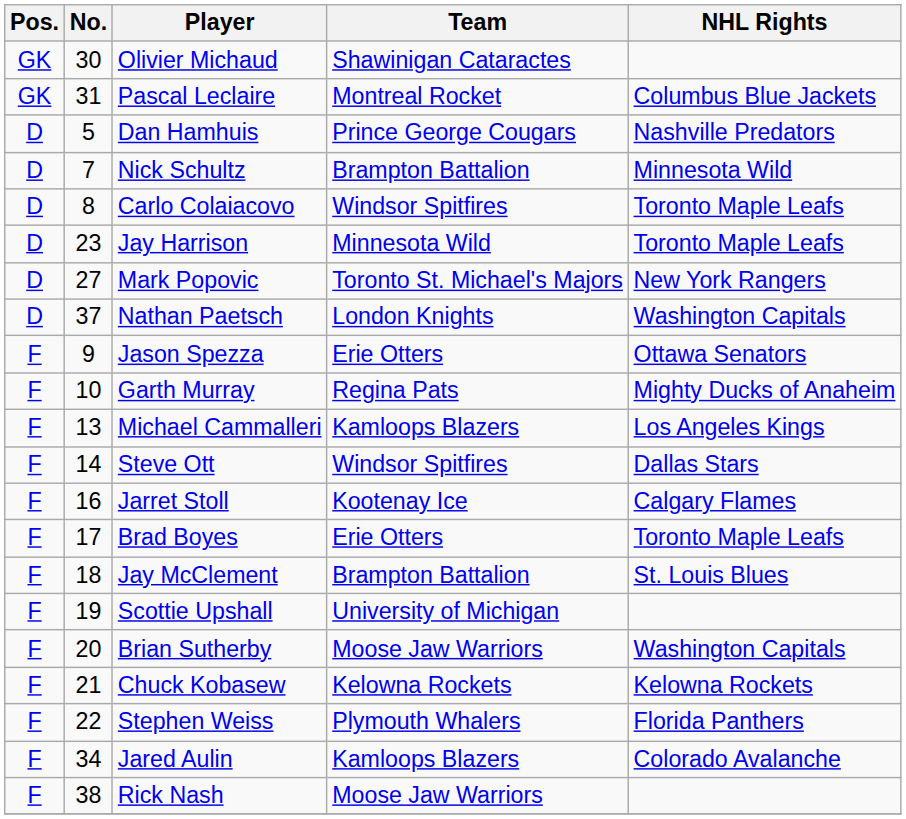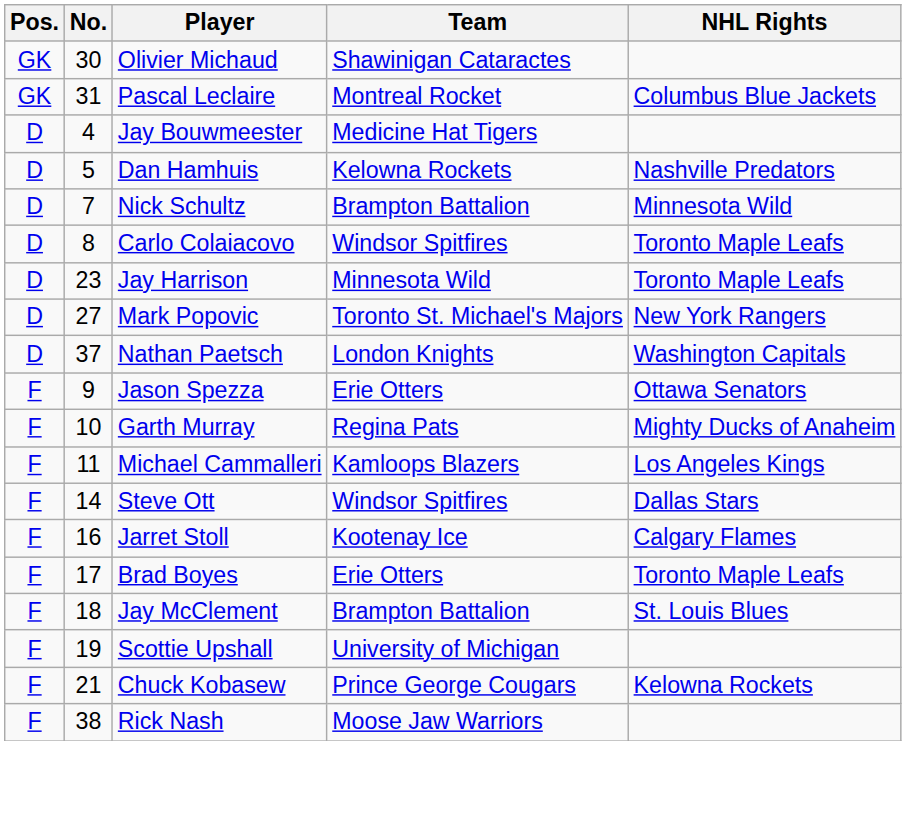+ row: (210, 133)
(454, 133) Prince George Cougars -> (422, 170) Kelowna Rockets
(88, 427) 13 -> (88, 464) 11
- row: (195, 648)
(422, 685) Kelowna Rockets -> (454, 685) Prince George Cougars
- row: (196, 721)
- row: (175, 758)
